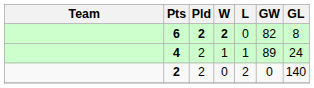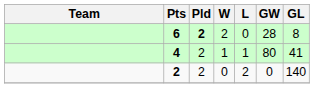(224, 33) bold -> (224, 33) normal
(269, 33) 82 -> (269, 33) 28
(269, 53) 89 -> (269, 53) 80
(296, 53) 24 -> (296, 53) 41
